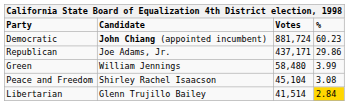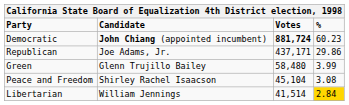(293, 39) normal -> (293, 39) bold
(140, 66) William Jennings -> (153, 66) Glenn Trujillo Bailey
(153, 94) Glenn Trujillo Bailey -> (140, 94) William Jennings
